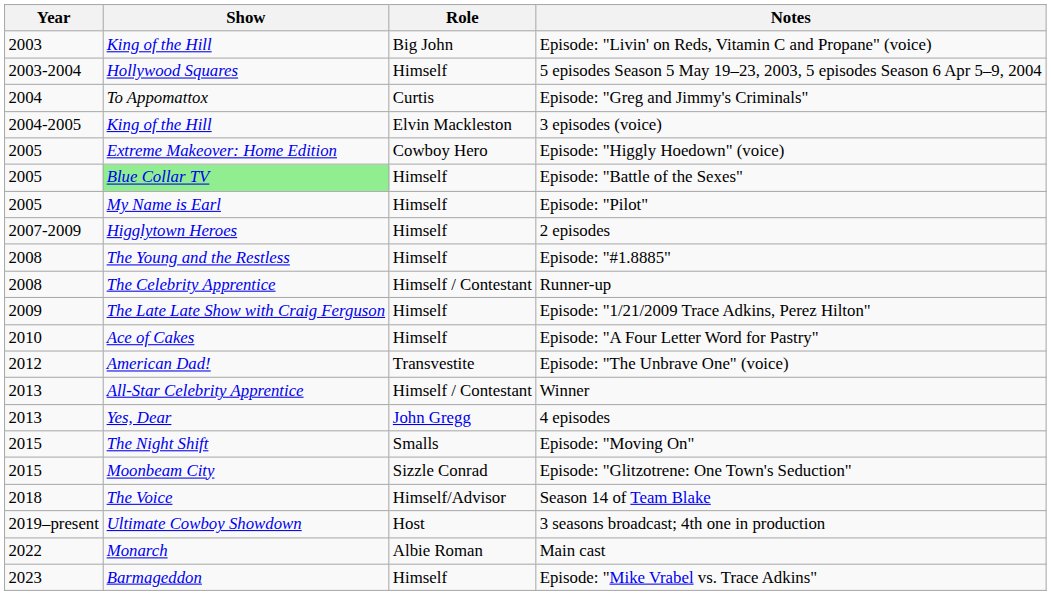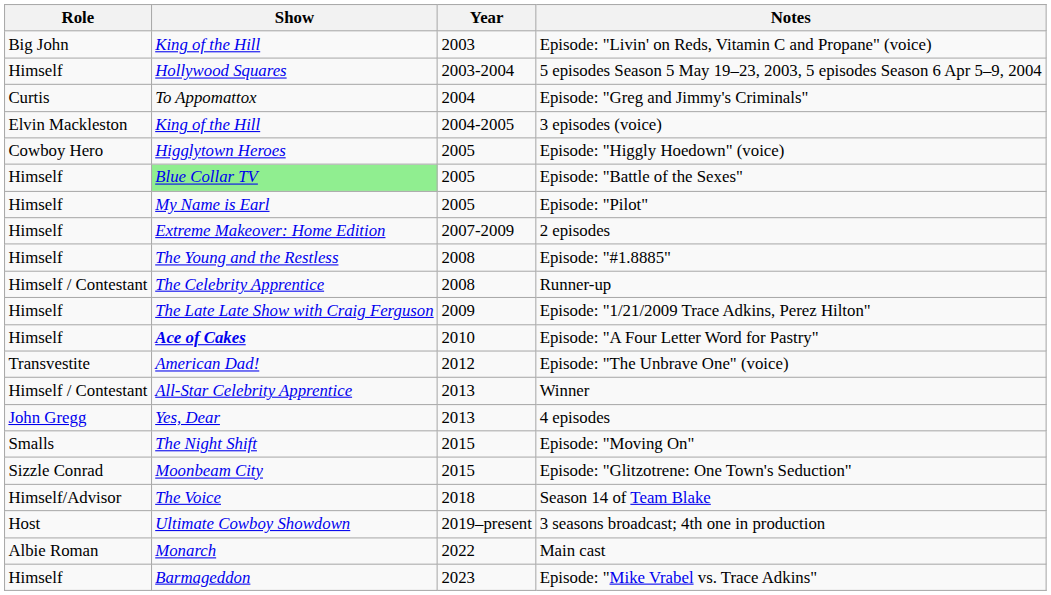columns swapped: (54, 17) <-> (462, 17)
(222, 151) Extreme Makeover: Home Edition -> (220, 151) Higglytown Heroes
(172, 230) Higglytown Heroes -> (270, 230) Extreme Makeover: Home Edition
(151, 337) normal -> (200, 337) bold
